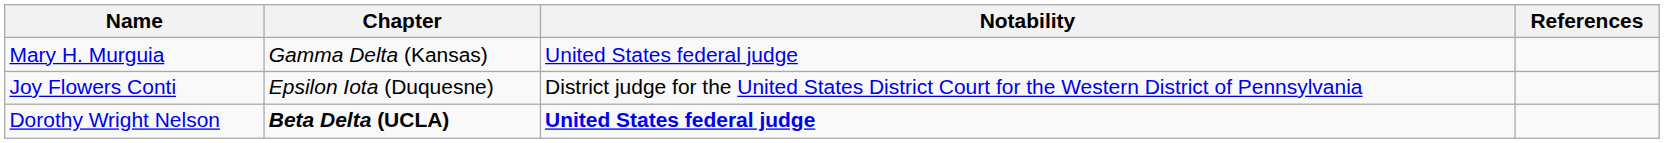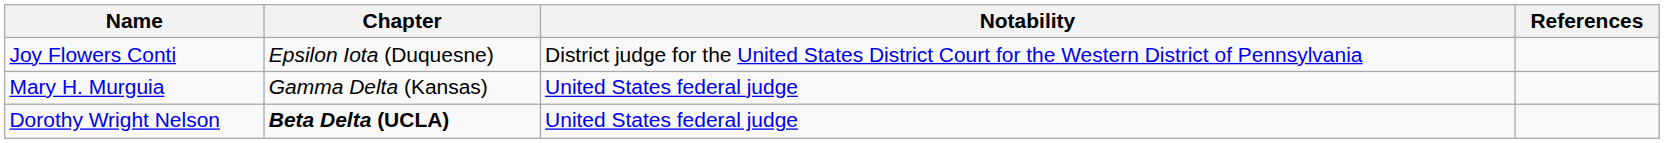rows swapped: (93, 87) <-> (87, 54)
(680, 120) bold -> (672, 120) normal
